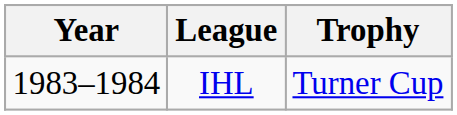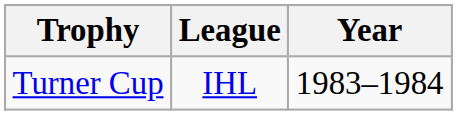columns swapped: (86, 30) <-> (368, 30)
